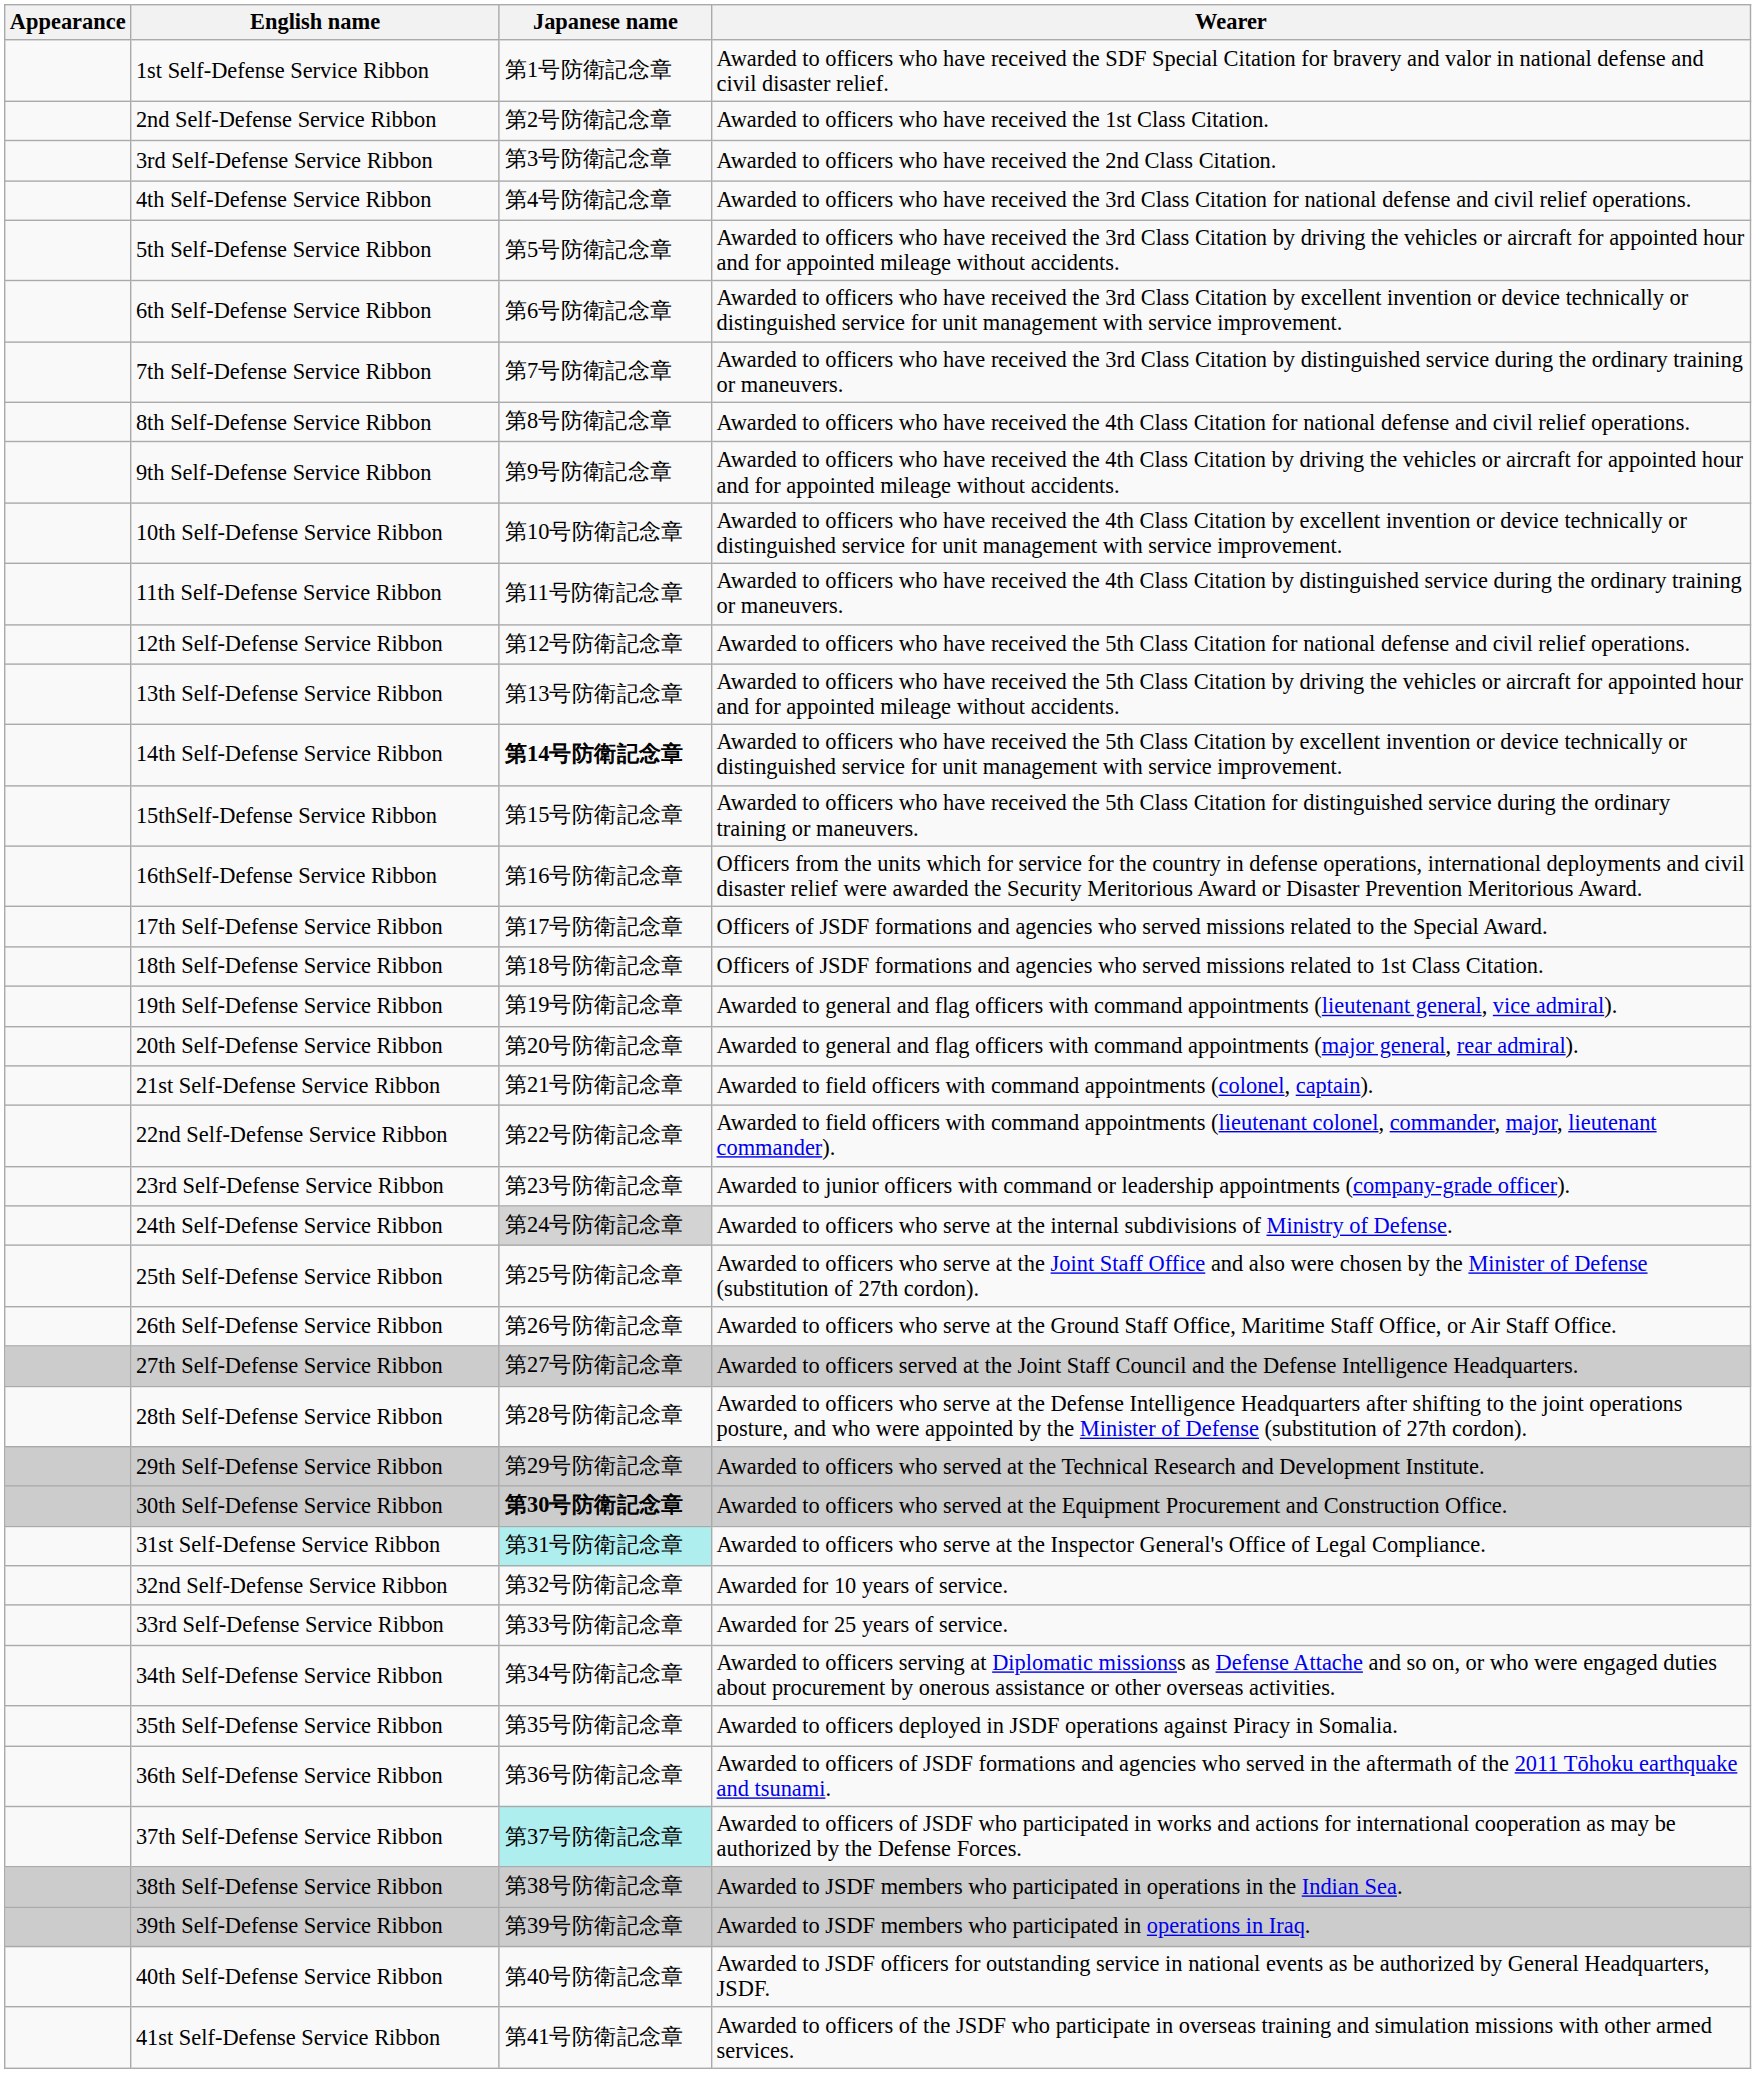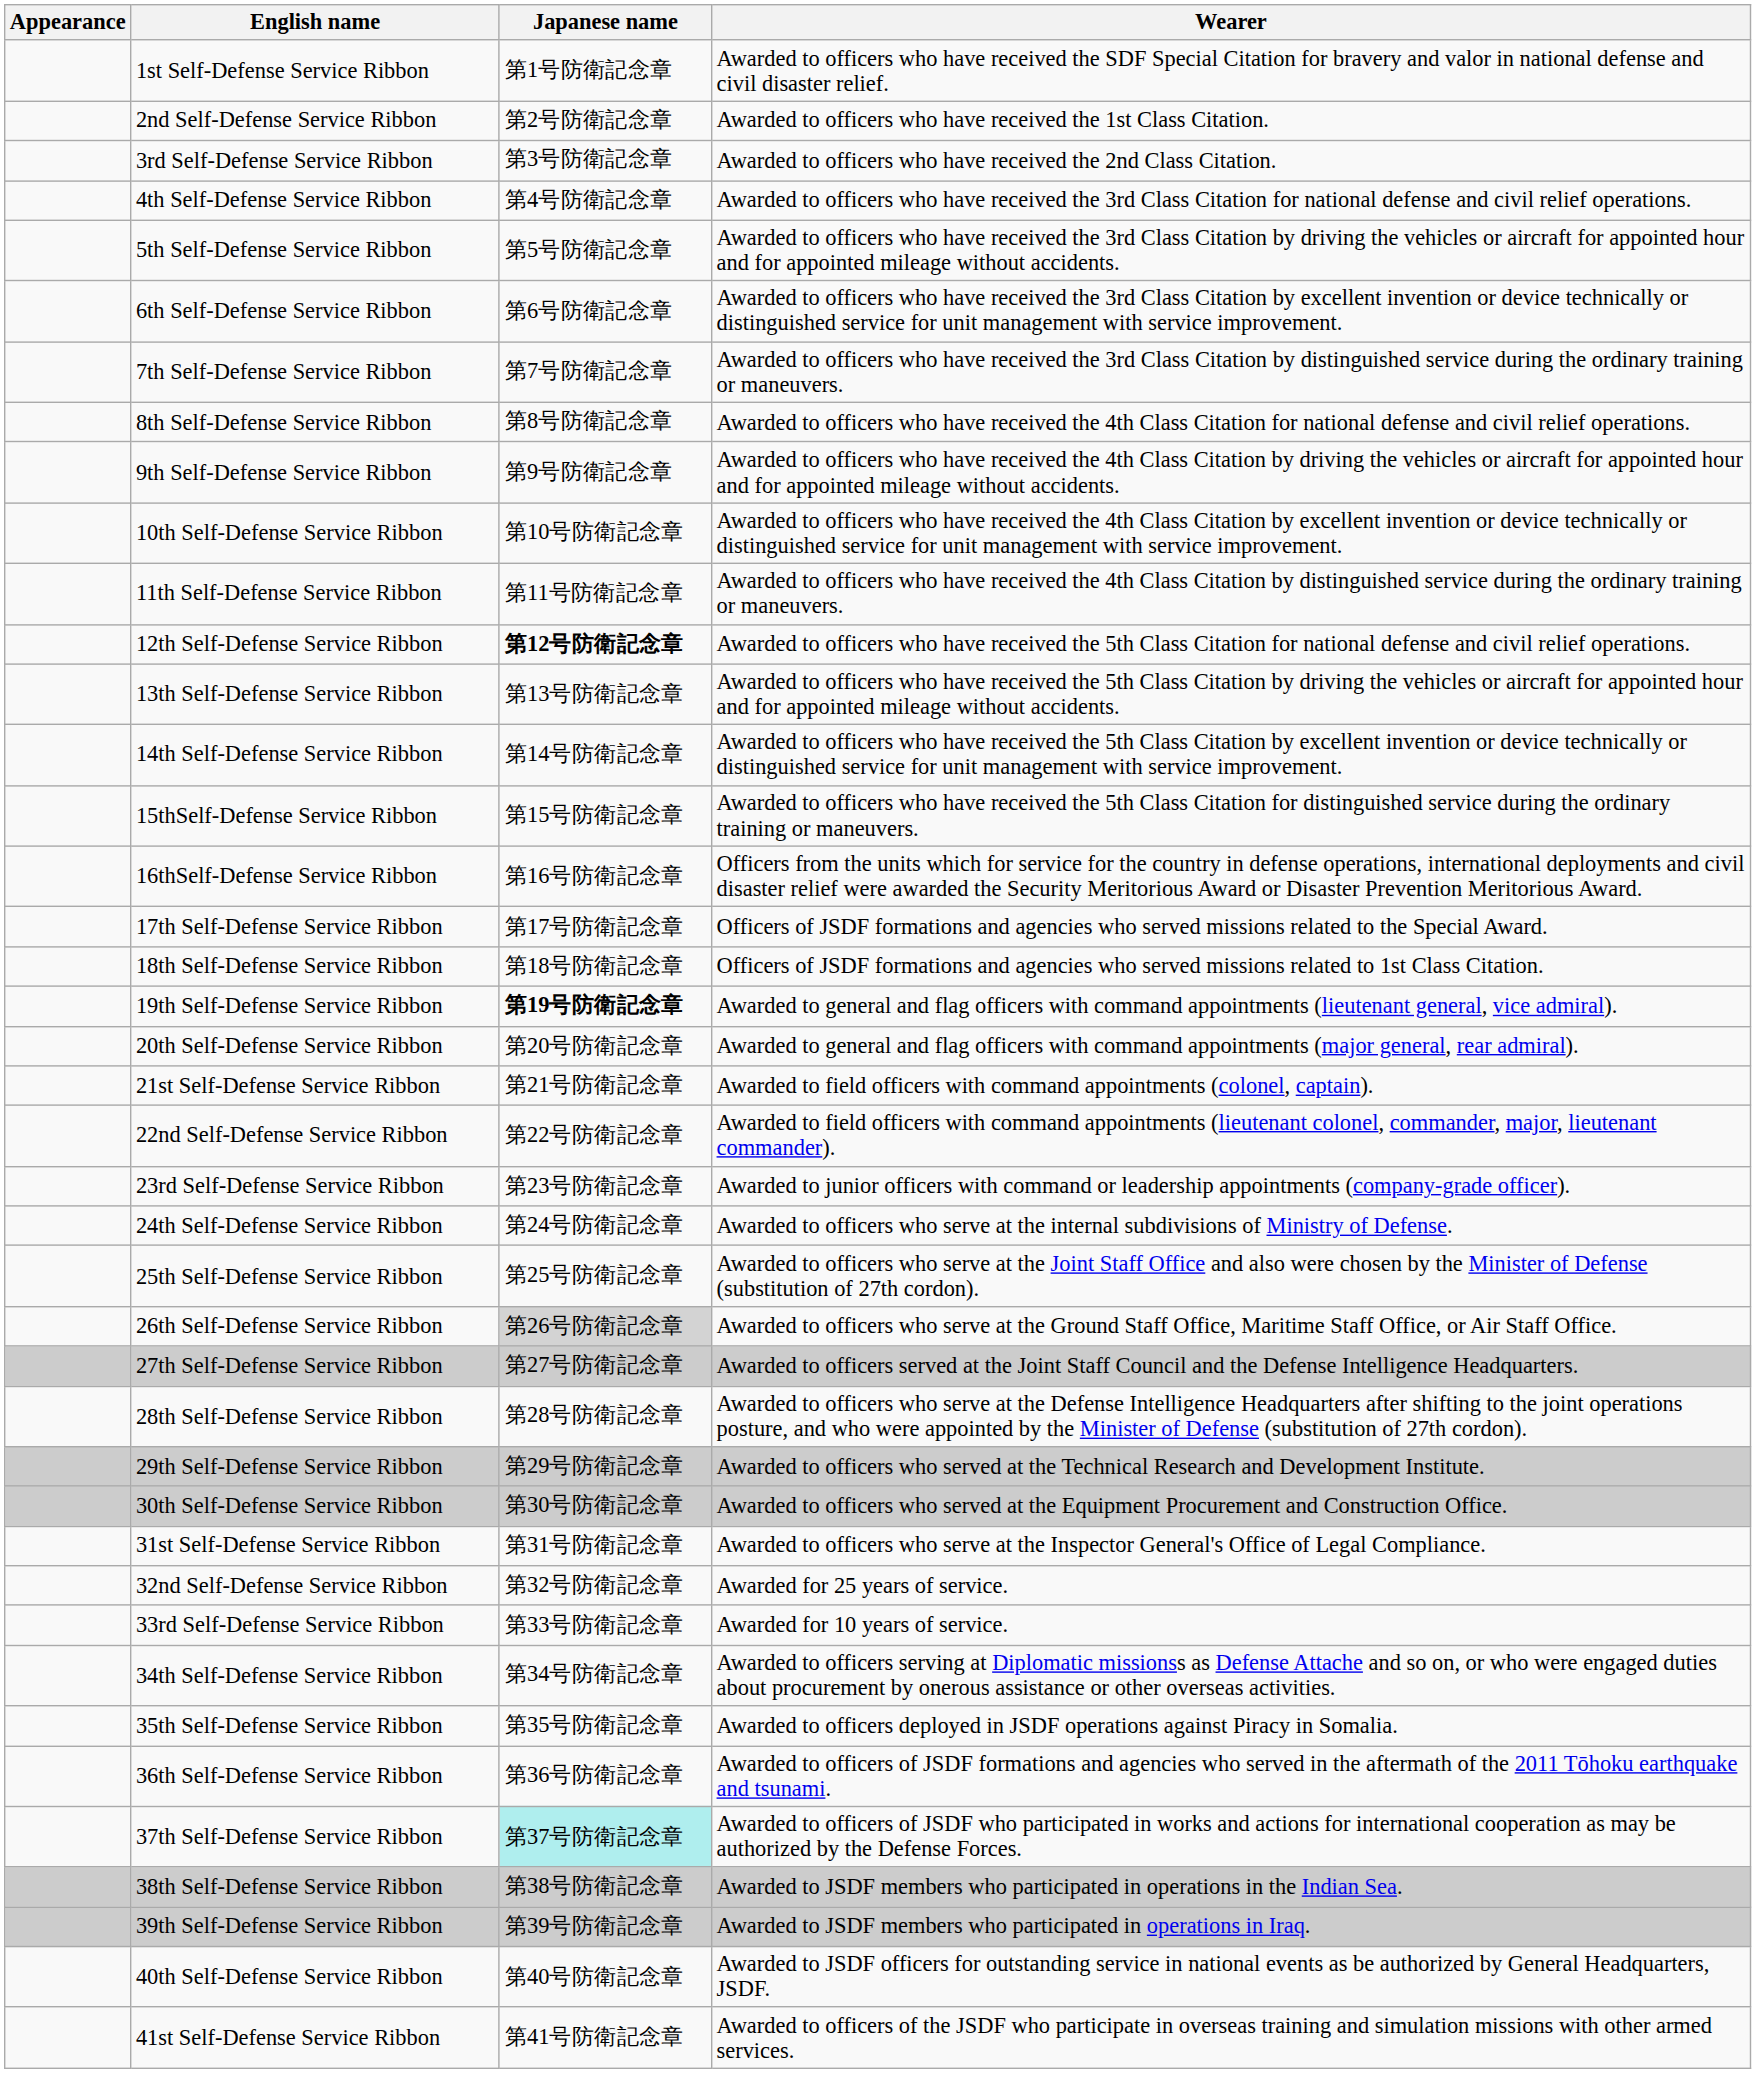(594, 643) normal -> (594, 643) bold
(594, 754) bold -> (594, 754) normal
(594, 1005) normal -> (594, 1005) bold
(594, 1224) lightgrey background -> (594, 1224) no background
(594, 1325) no background -> (594, 1325) lightgrey background
(594, 1505) bold -> (594, 1505) normal
(594, 1544) paleturquoise background -> (594, 1544) no background
(862, 1585) Awarded for 10 years of service. -> (862, 1585) Awarded for 25 years of service.
(862, 1625) Awarded for 25 years of service. -> (862, 1625) Awarded for 10 years of service.
